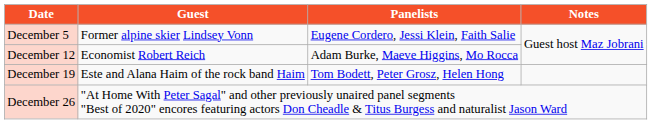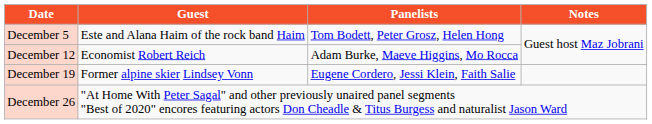(167, 34) Former alpine skier Lindsey Vonn -> (193, 34) Este and Alana Haim of the rock band Haim
(413, 34) Eugene Cordero, Jessi Klein, Faith Salie -> (407, 34) Tom Bodett, Peter Grosz, Helen Hong
(193, 74) Este and Alana Haim of the rock band Haim -> (167, 74) Former alpine skier Lindsey Vonn
(407, 74) Tom Bodett, Peter Grosz, Helen Hong -> (413, 74) Eugene Cordero, Jessi Klein, Faith Salie
